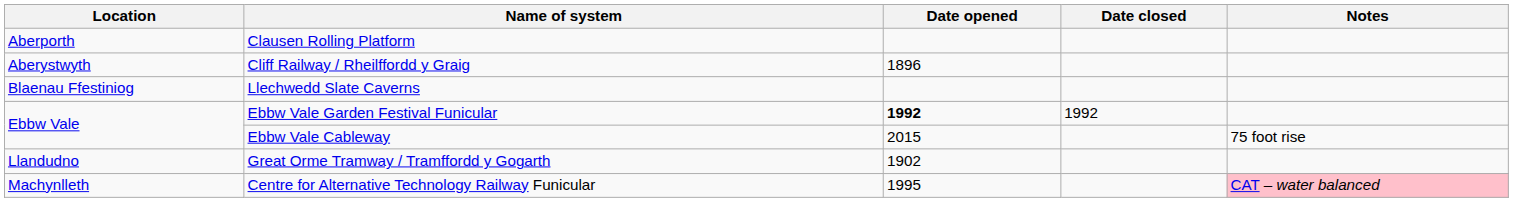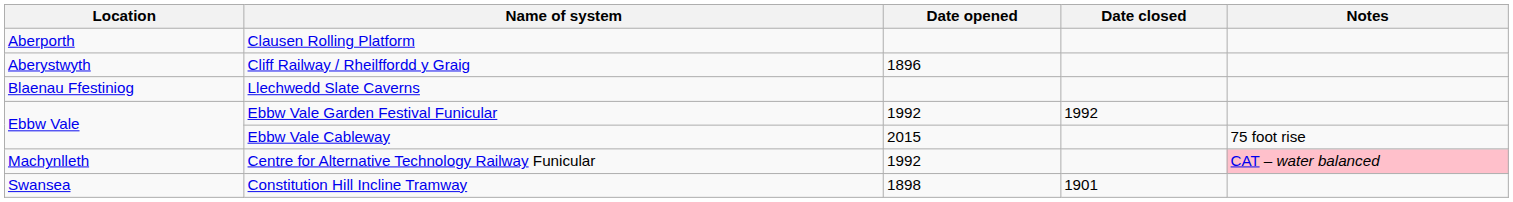(904, 112) bold -> (904, 112) normal
- row: (399, 161)
(904, 185) 1995 -> (904, 161) 1992
+ row: (357, 185)
